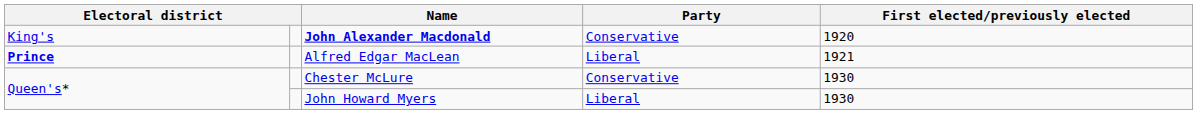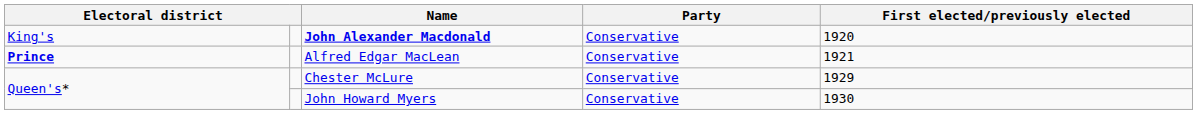(613, 57) Liberal -> (632, 57) Conservative
(839, 78) 1930 -> (839, 78) 1929
(613, 99) Liberal -> (632, 99) Conservative
